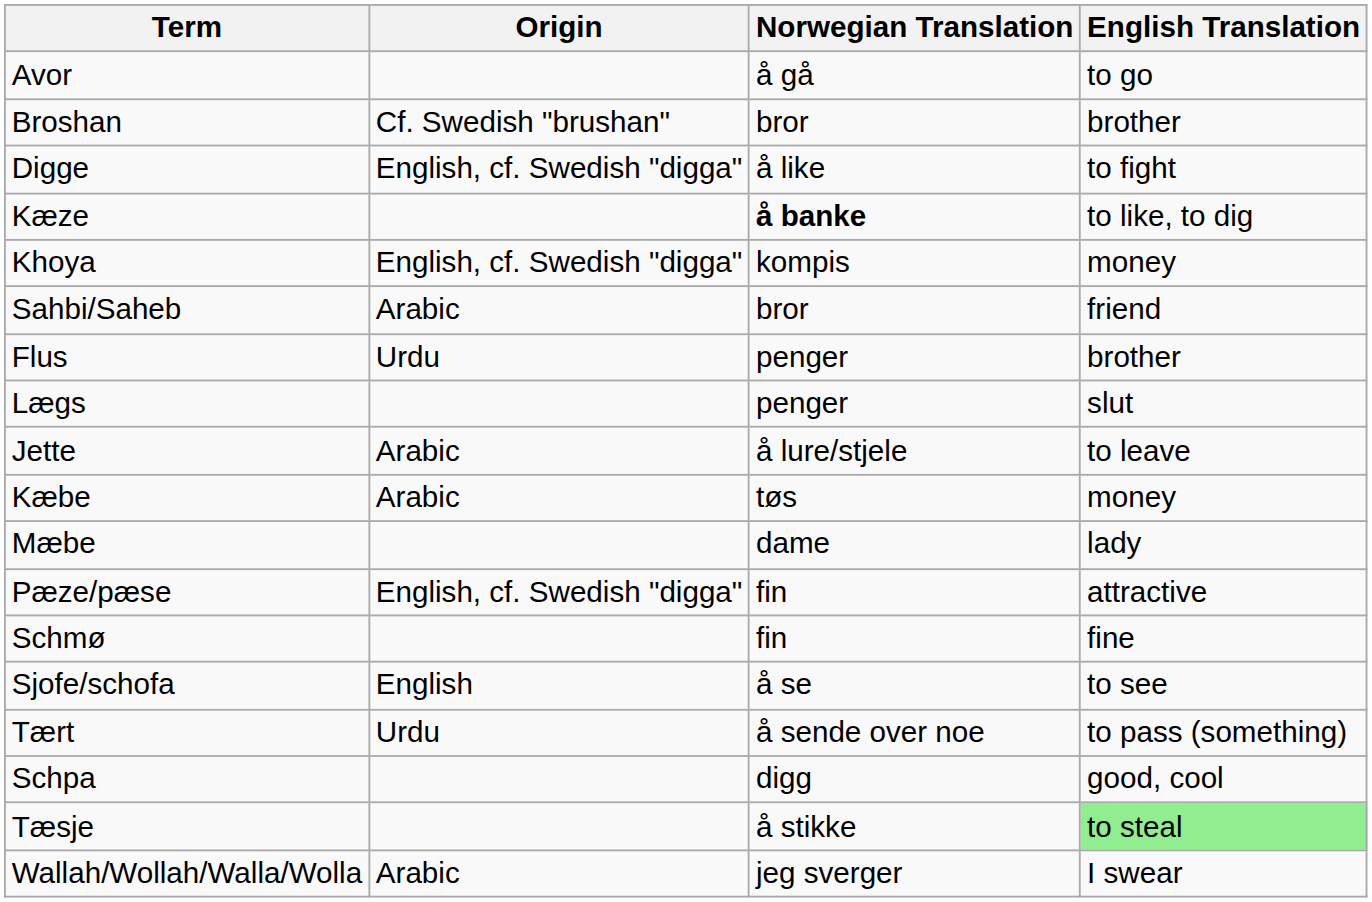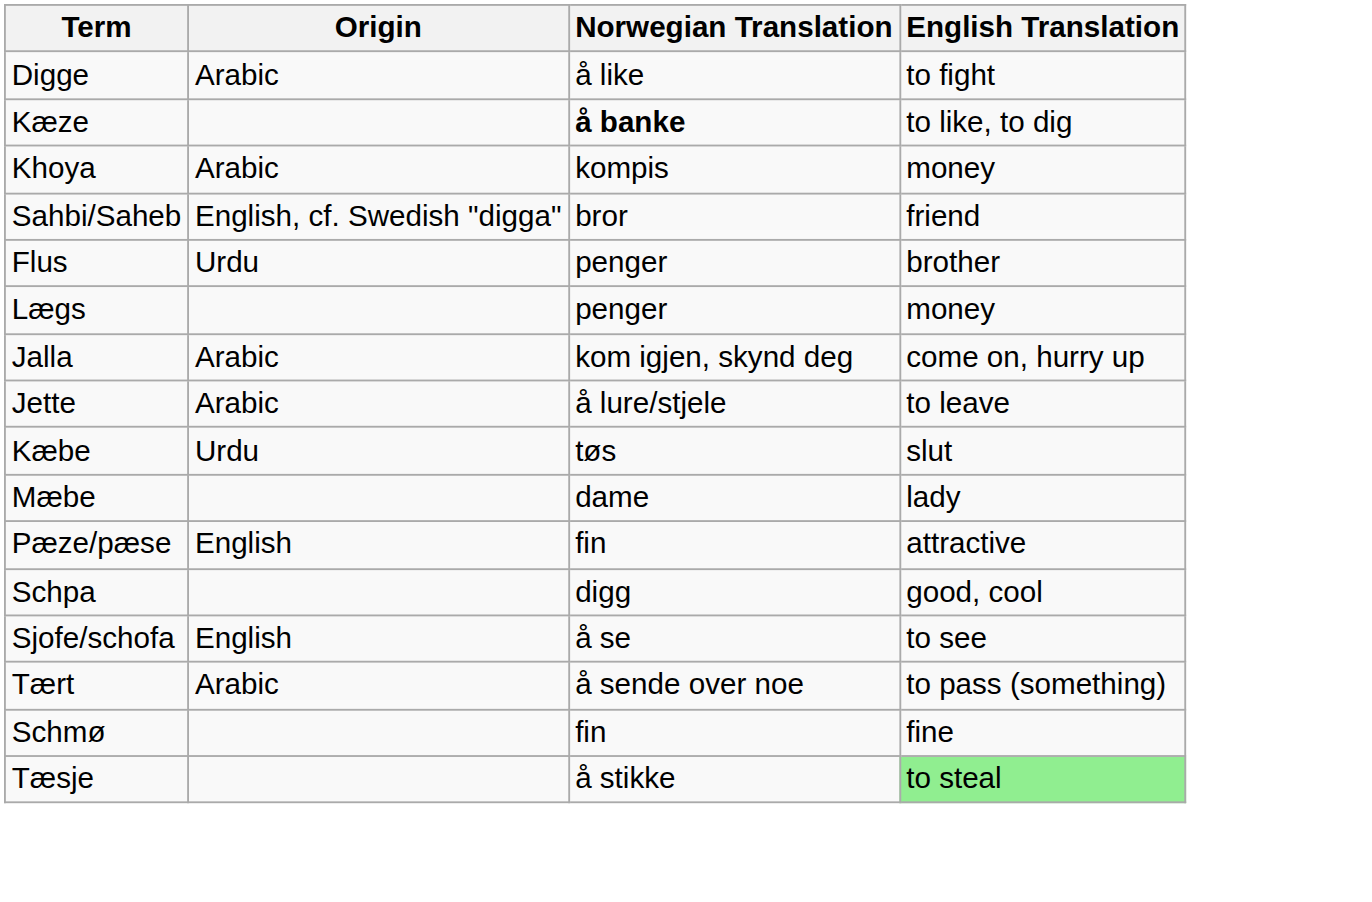- row: (42, 74)
- row: (67, 121)
(559, 168) English, cf. Swedish "digga" -> (237, 74) Arabic
(559, 262) English, cf. Swedish "digga" -> (237, 168) Arabic
(418, 309) Arabic -> (378, 215) English, cf. Swedish "digga"
(1110, 403) slut -> (951, 309) money
+ row: (42, 356)
(418, 497) Arabic -> (227, 450) Urdu
(1132, 497) money -> (929, 450) slut
(559, 591) English, cf. Swedish "digga" -> (243, 544) English
rows swapped: (54, 779) <-> (59, 638)
(408, 732) Urdu -> (237, 685) Arabic
- row: (187, 872)
